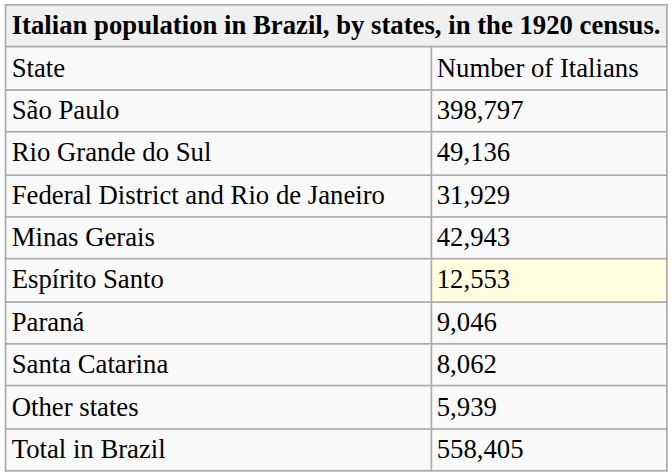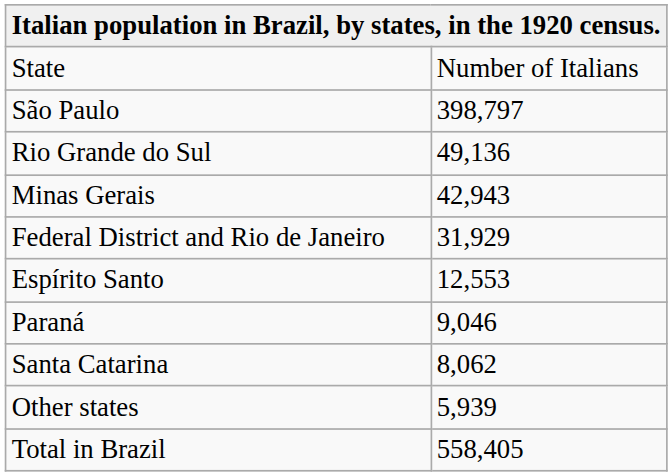rows swapped: (83, 237) <-> (198, 195)
(473, 279) lightyellow background -> (473, 279) no background
